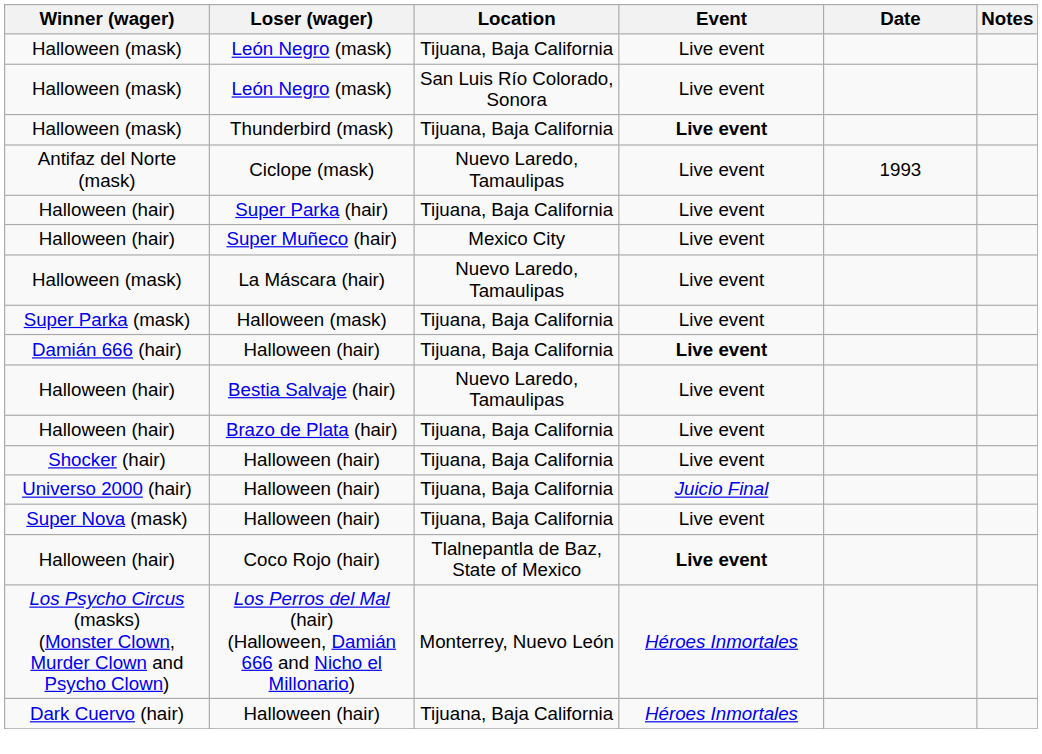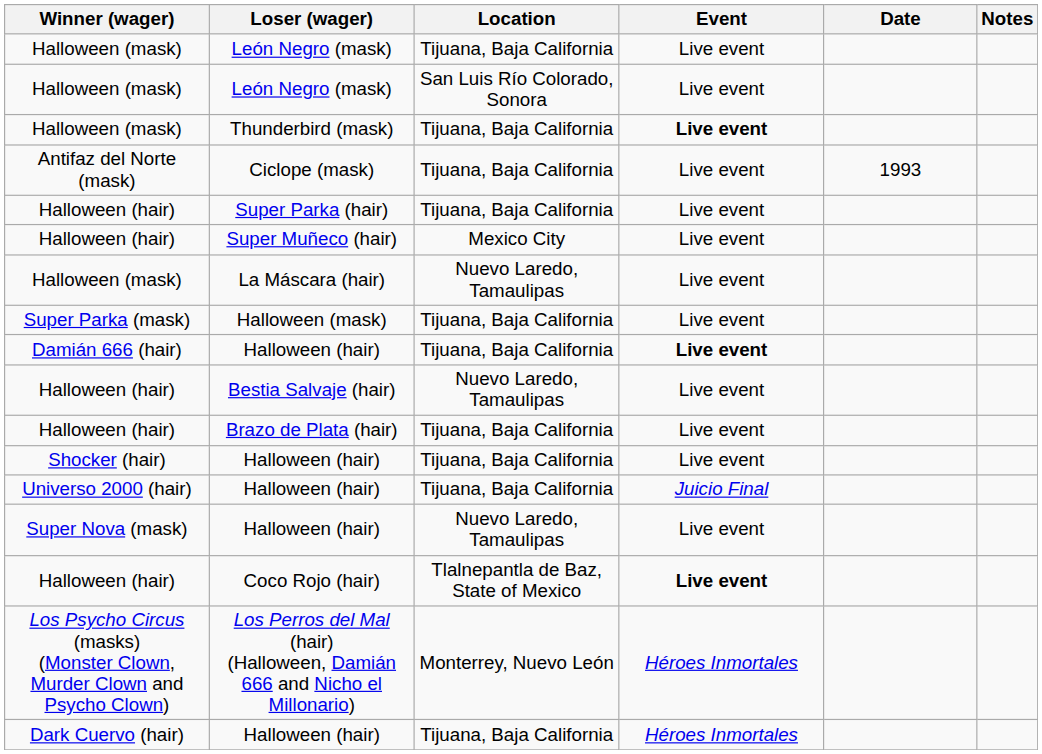(517, 169) Nuevo Laredo, Tamaulipas -> (517, 169) Tijuana, Baja California
(517, 519) Tijuana, Baja California -> (517, 529) Nuevo Laredo, Tamaulipas
